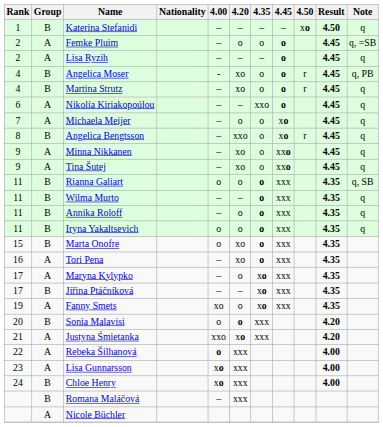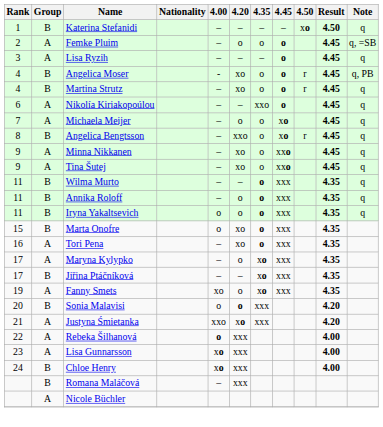(18, 58) 2 -> (18, 58) 3
- row: (94, 182)
